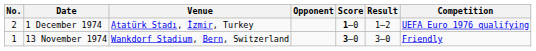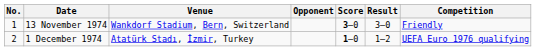rows swapped: (66, 39) <-> (64, 25)
